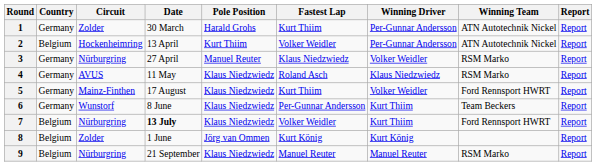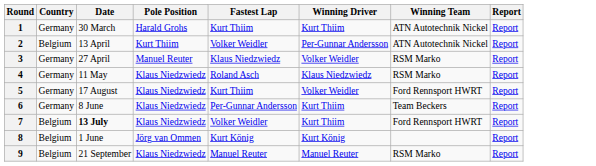- column: (111, 11)
(413, 27) Per-Gunnar Andersson -> (323, 27) Kurt Thiim
